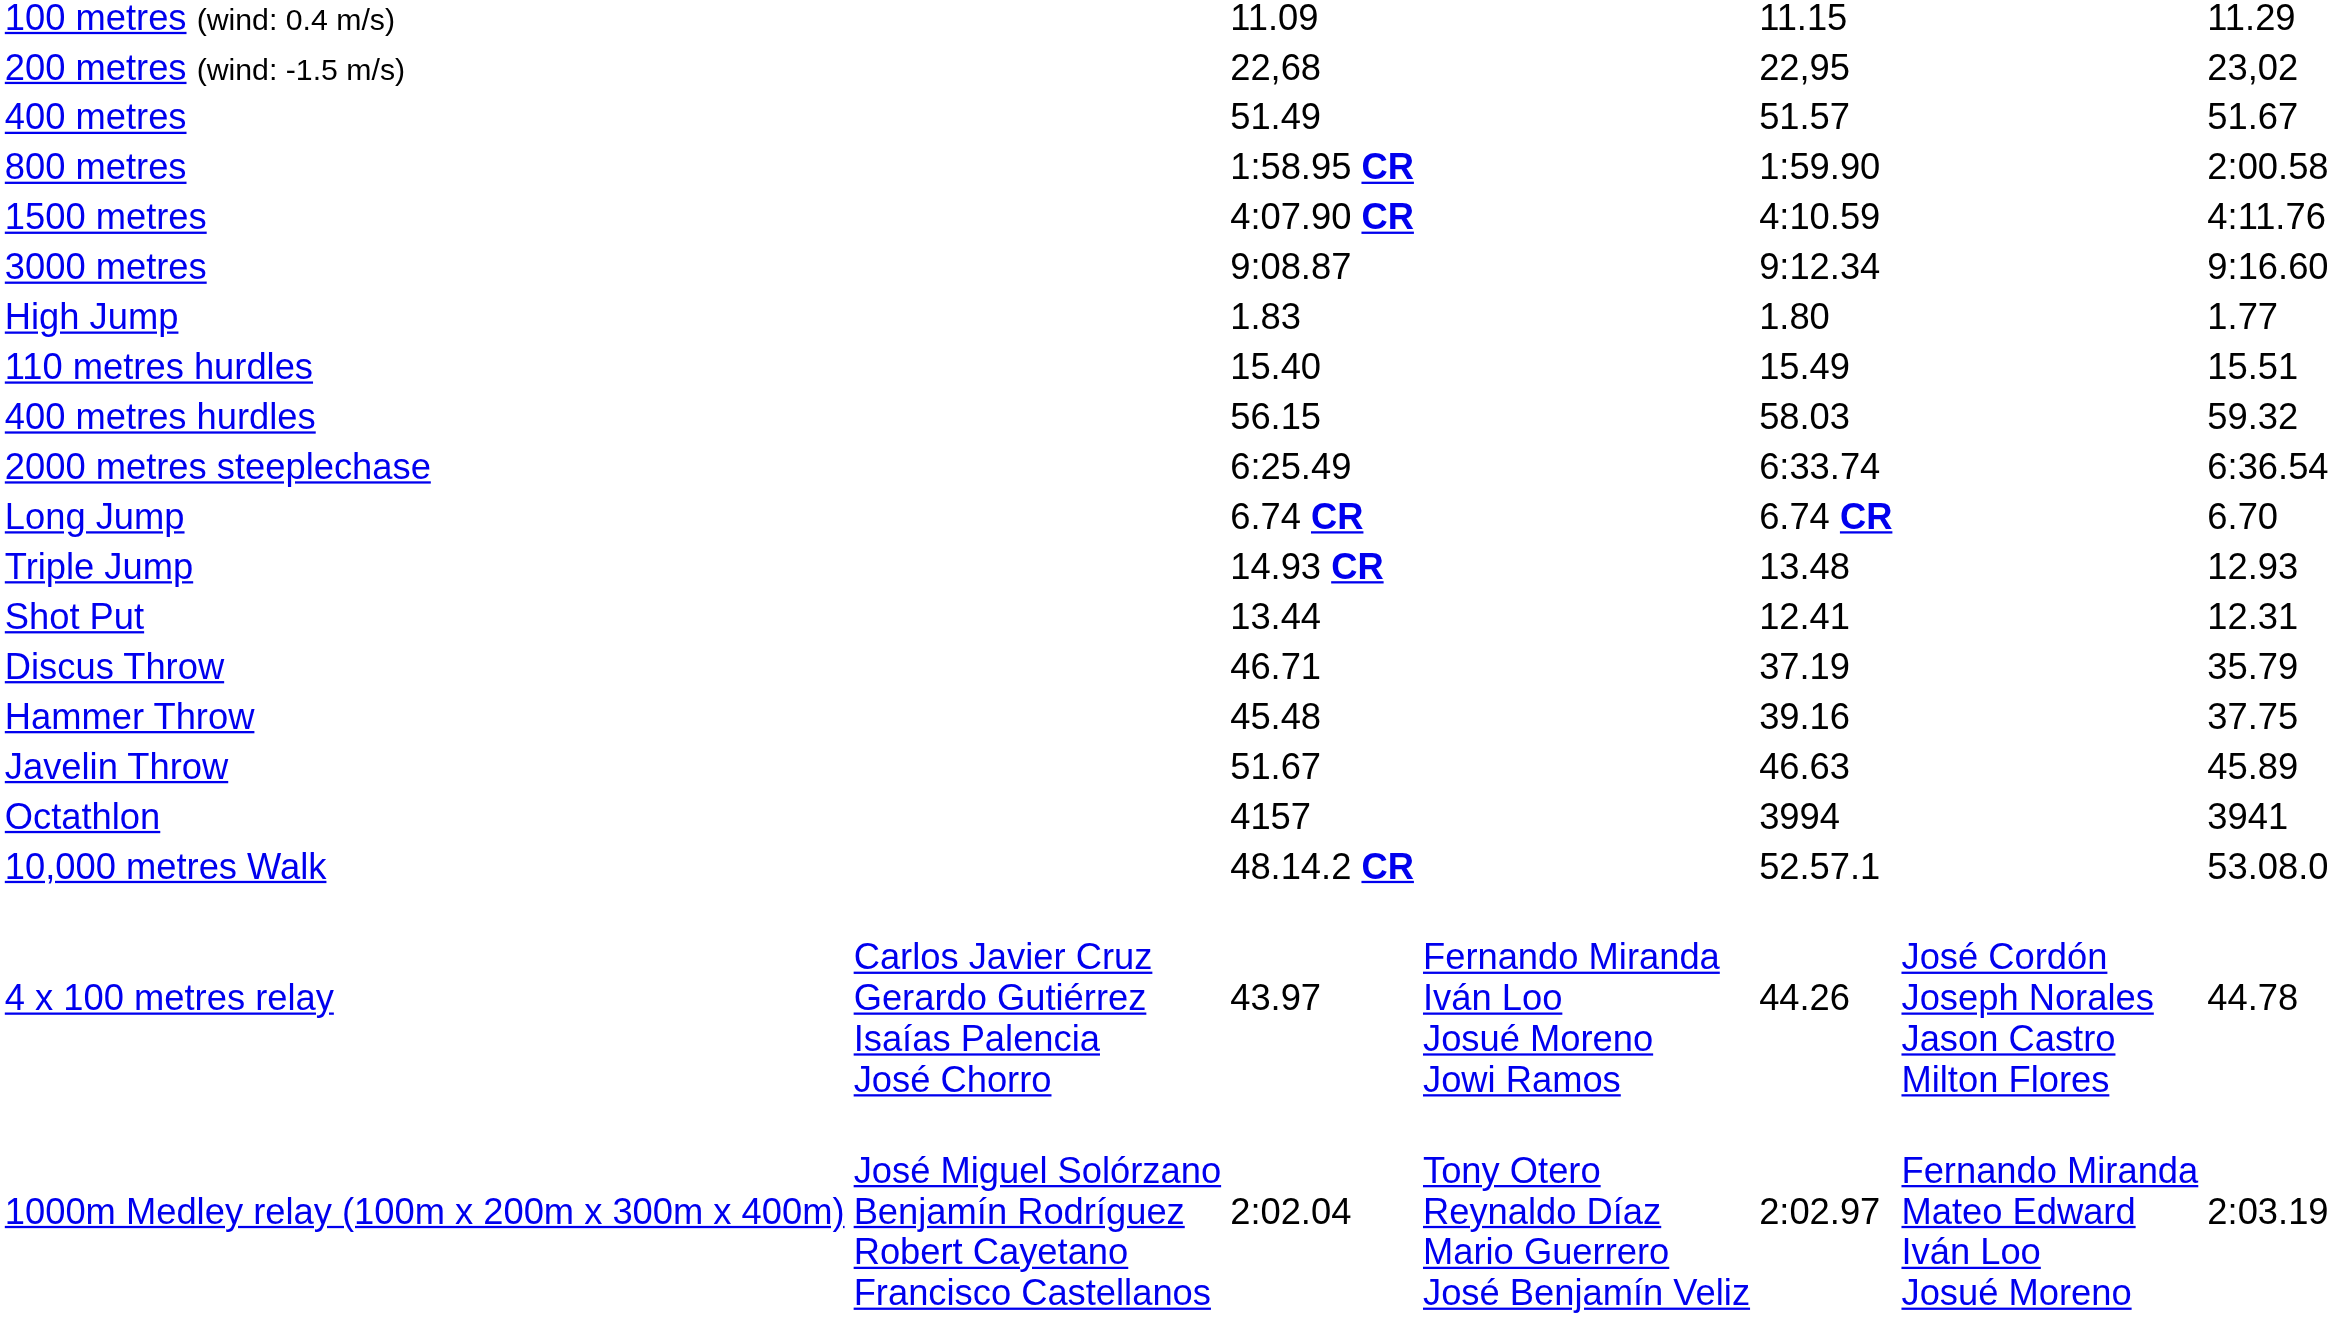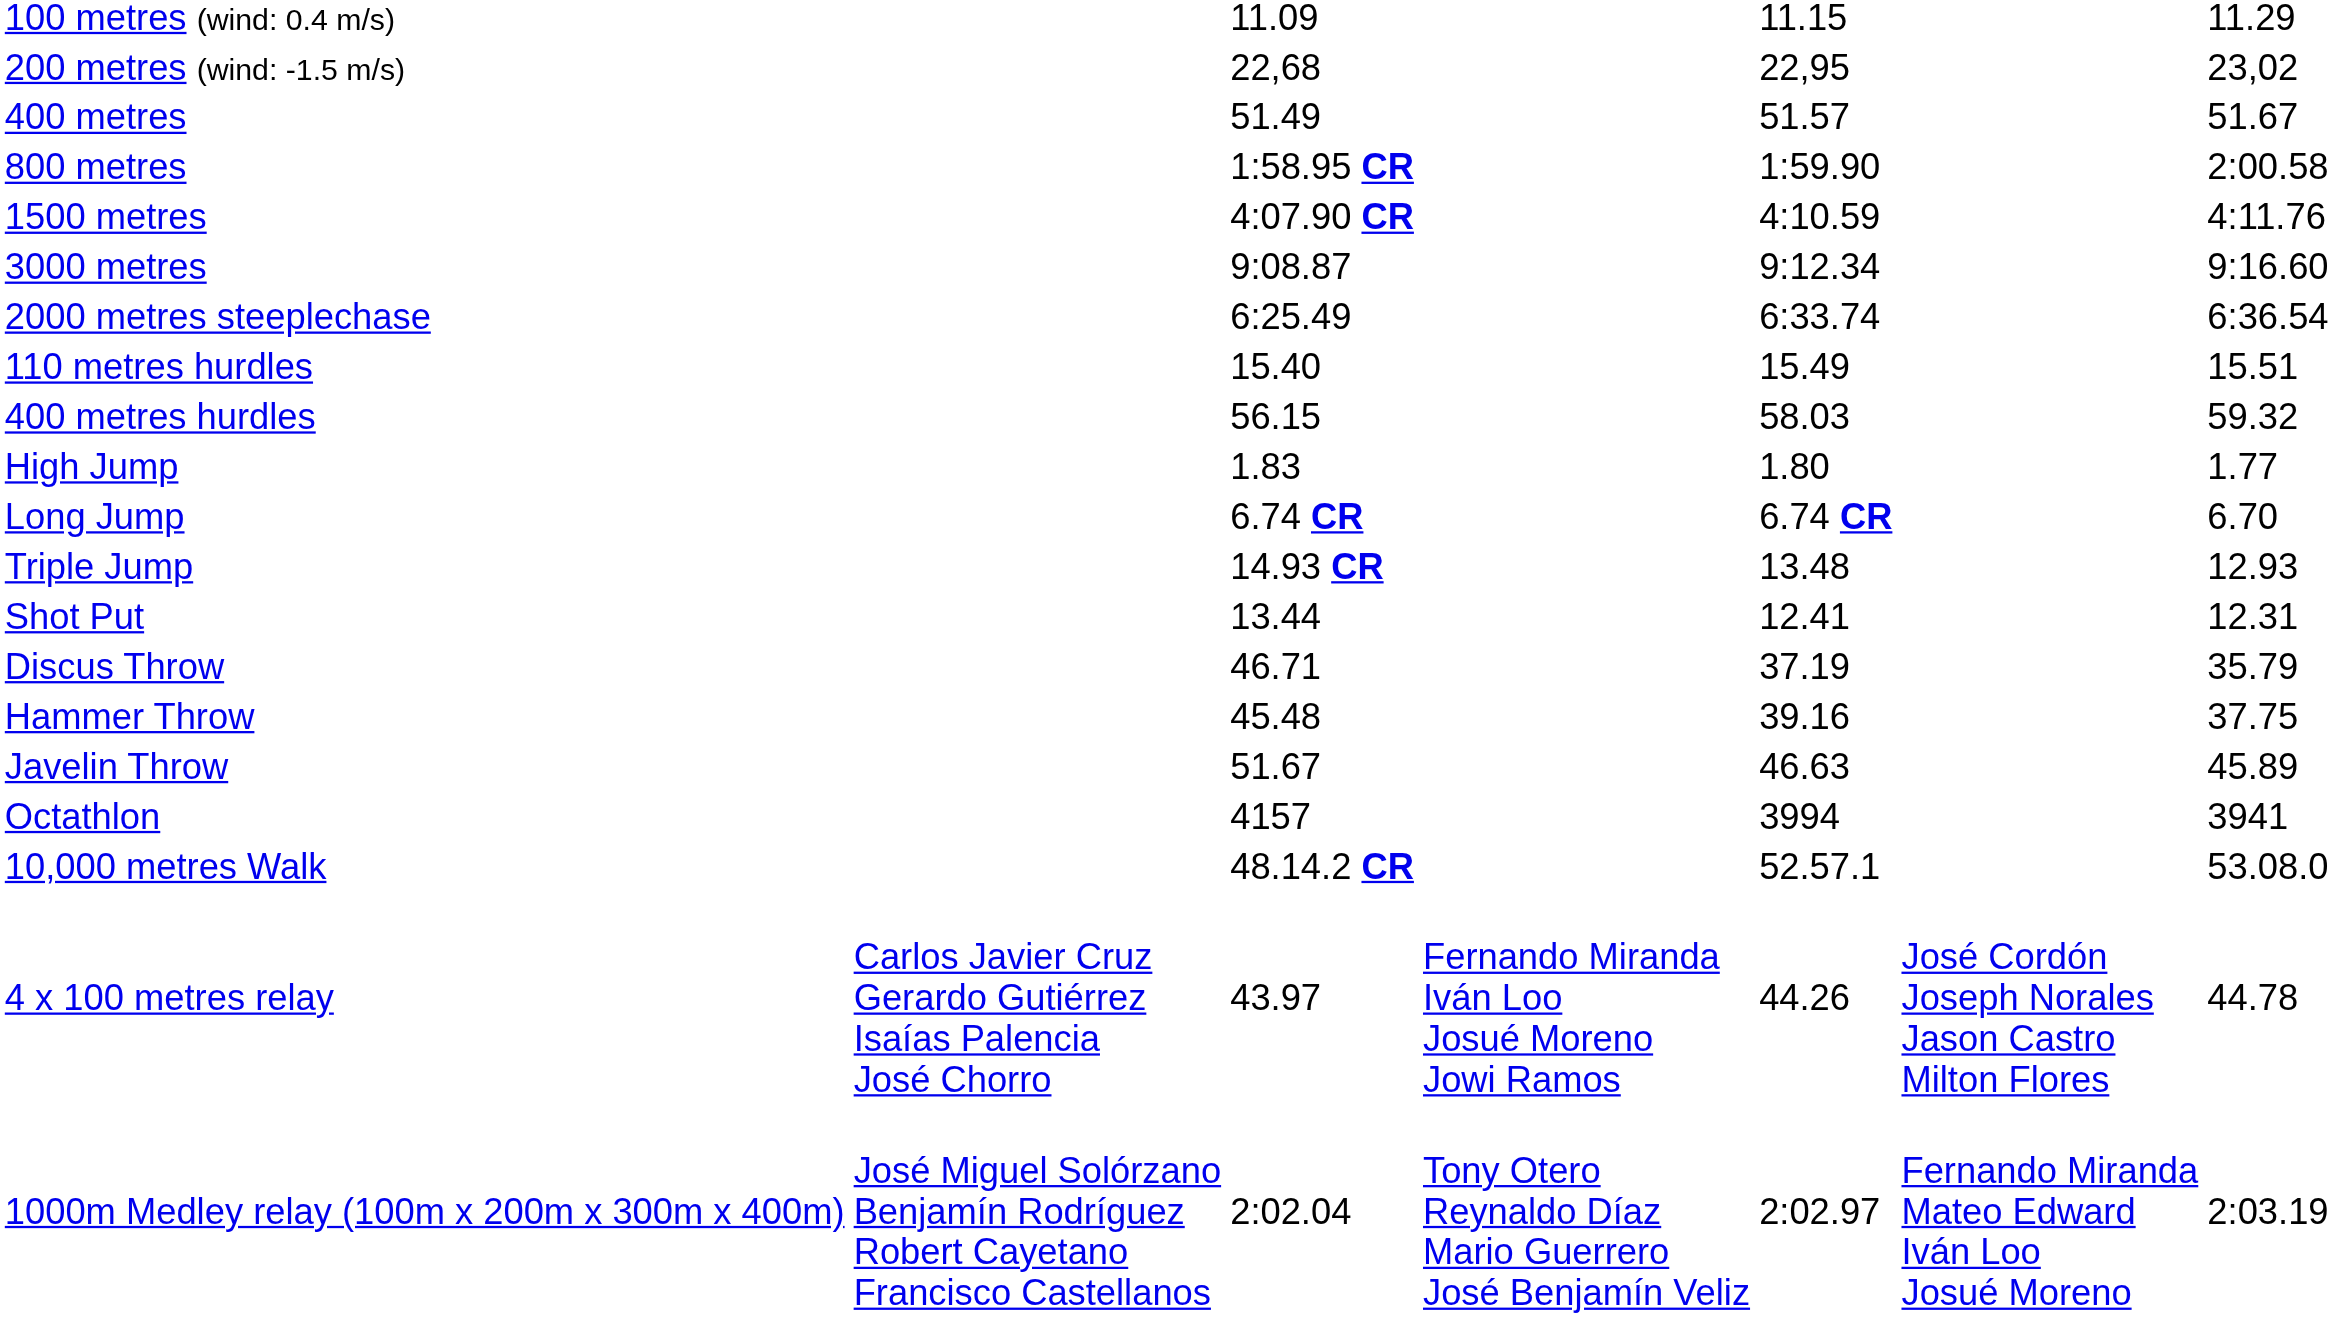rows swapped: (218, 467) <-> (92, 317)
